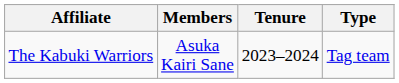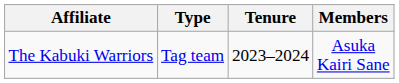columns swapped: (197, 18) <-> (358, 18)
